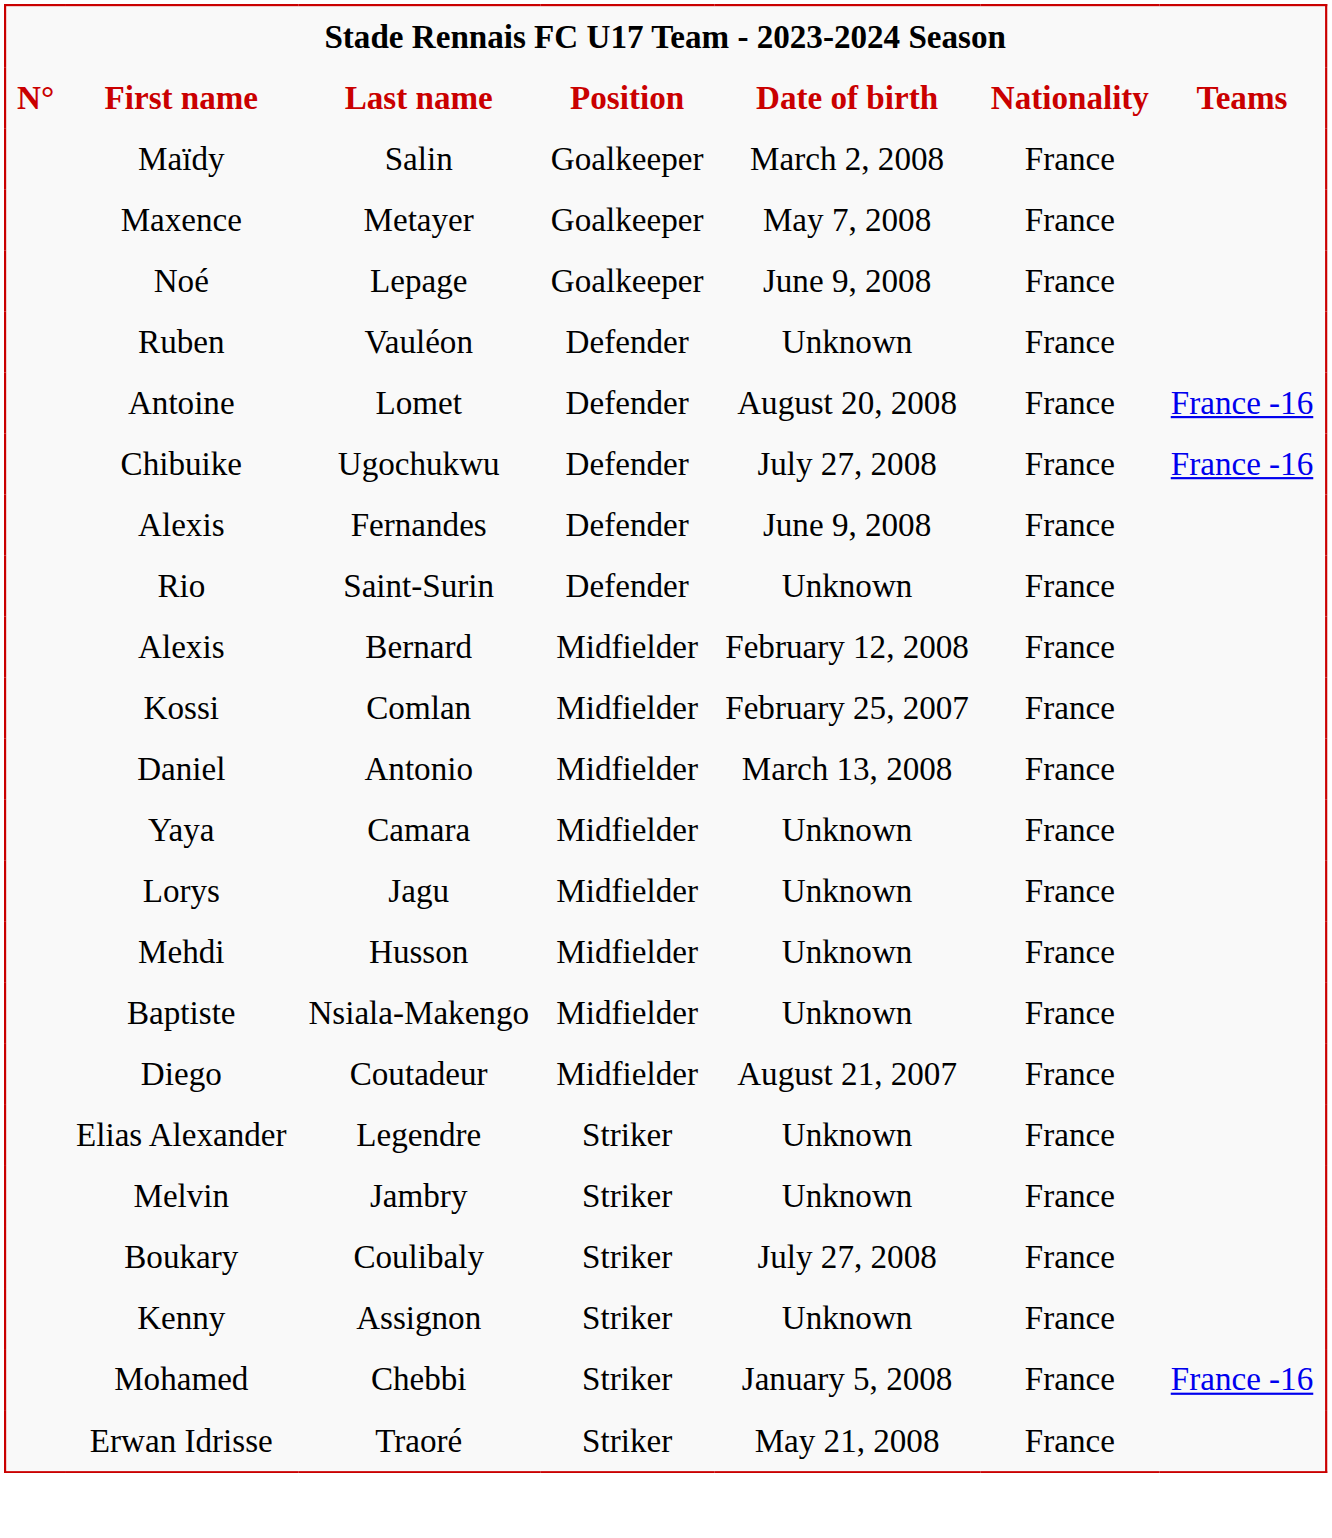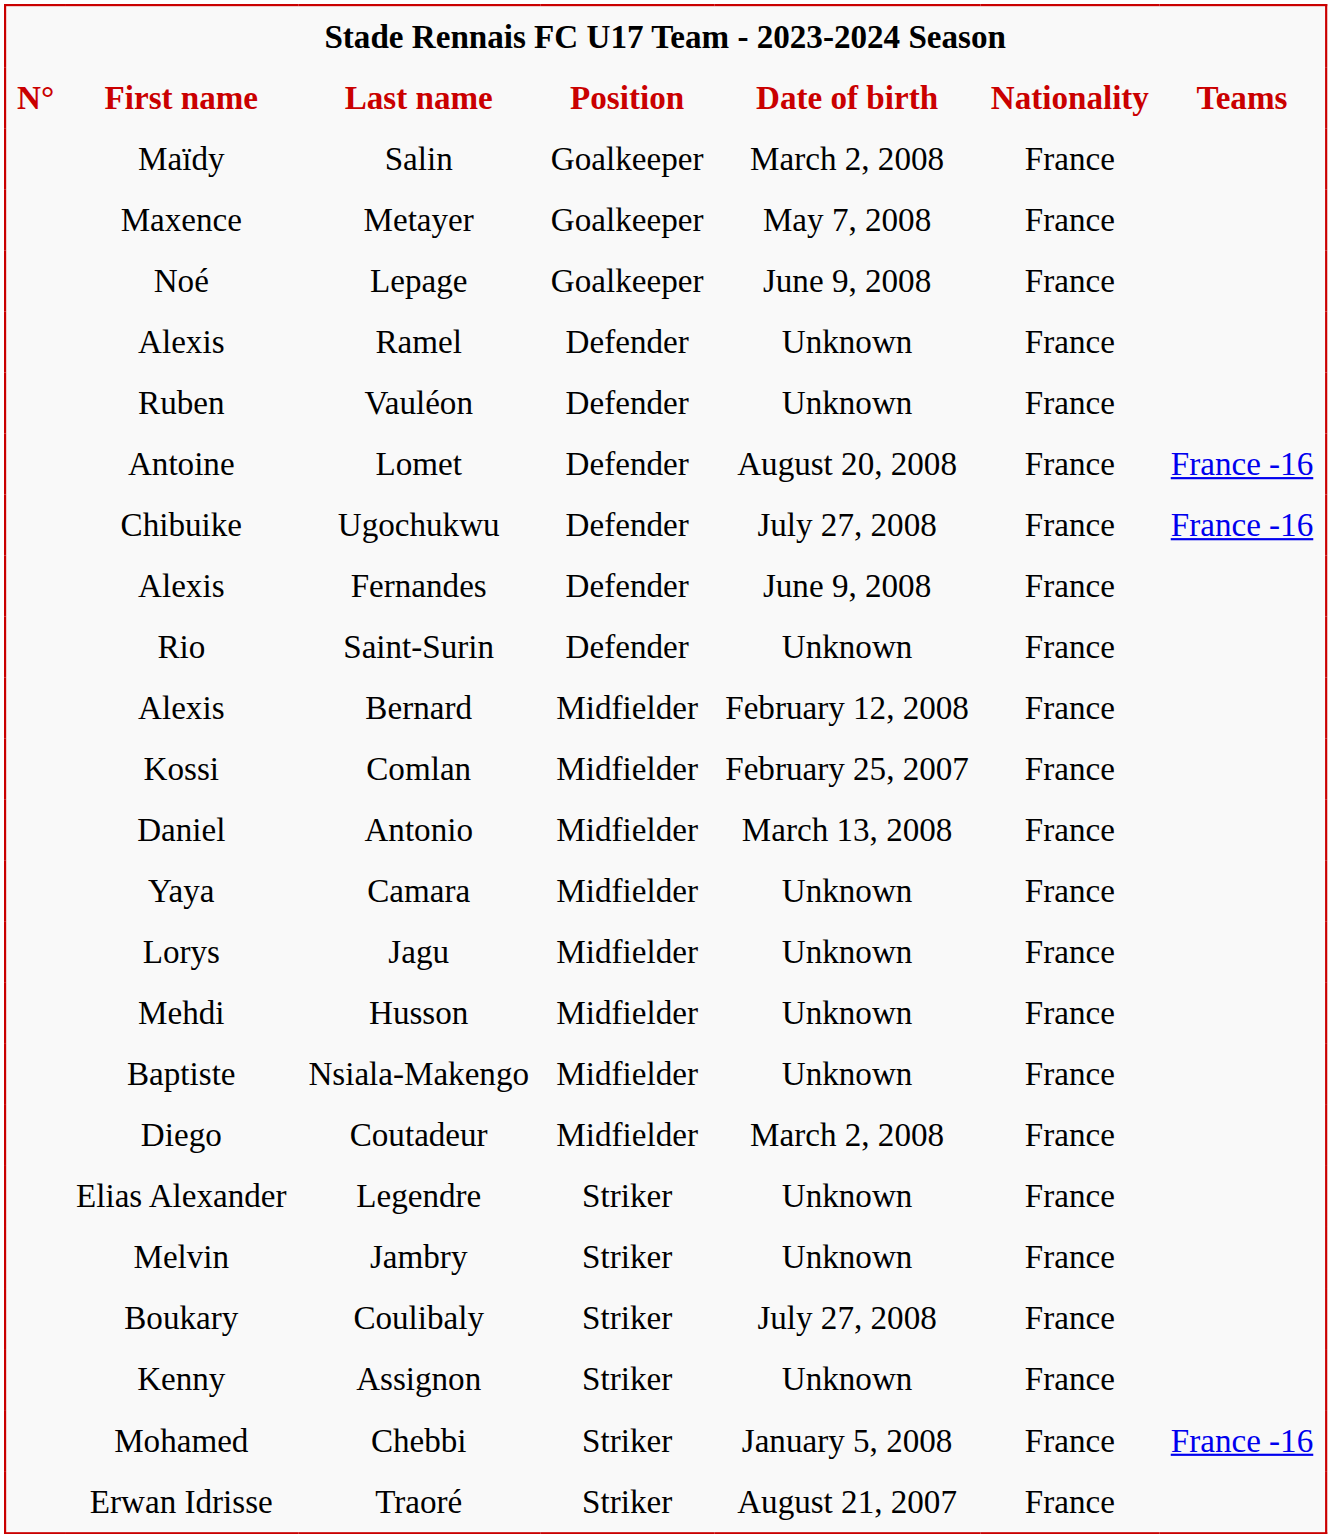+ row: (419, 341)
(847, 1073) August 21, 2007 -> (847, 1134) March 2, 2008
(847, 1440) May 21, 2008 -> (847, 1501) August 21, 2007
